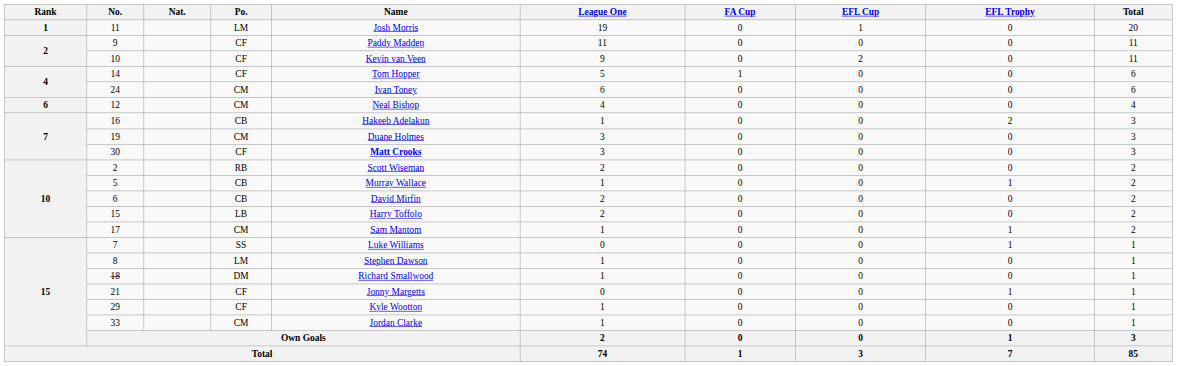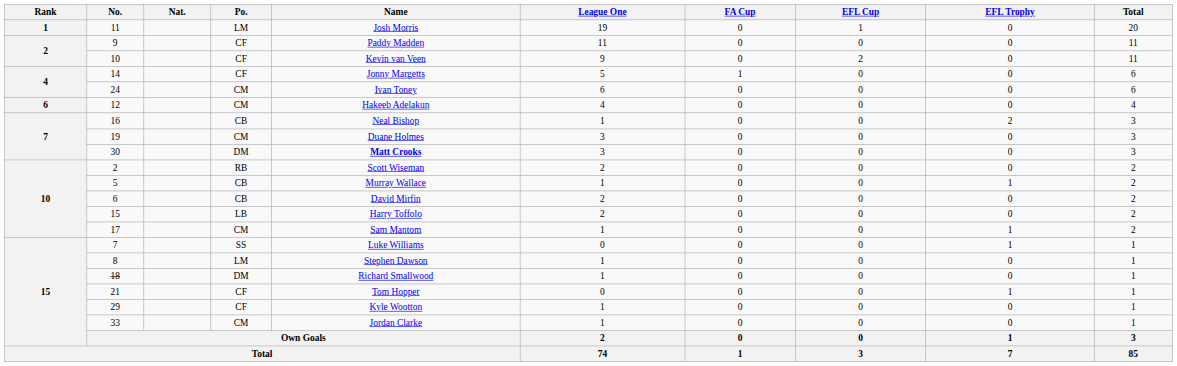(396, 74) Tom Hopper -> (396, 74) Jonny Margetts
(396, 105) Neal Bishop -> (396, 105) Hakeeb Adelakun
(396, 121) Hakeeb Adelakun -> (396, 121) Neal Bishop
(241, 152) CF -> (241, 152) DM
(396, 292) Jonny Margetts -> (396, 292) Tom Hopper
